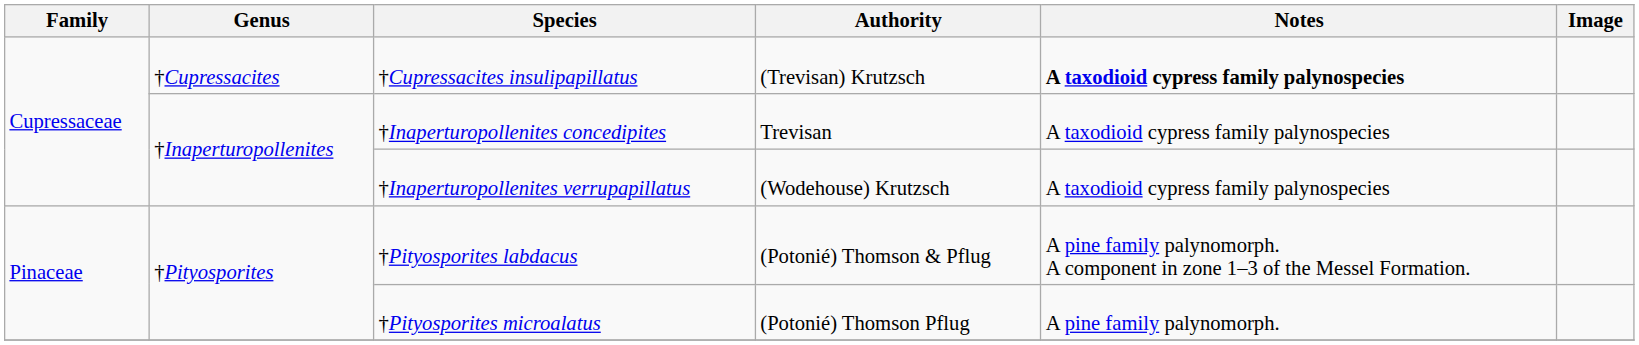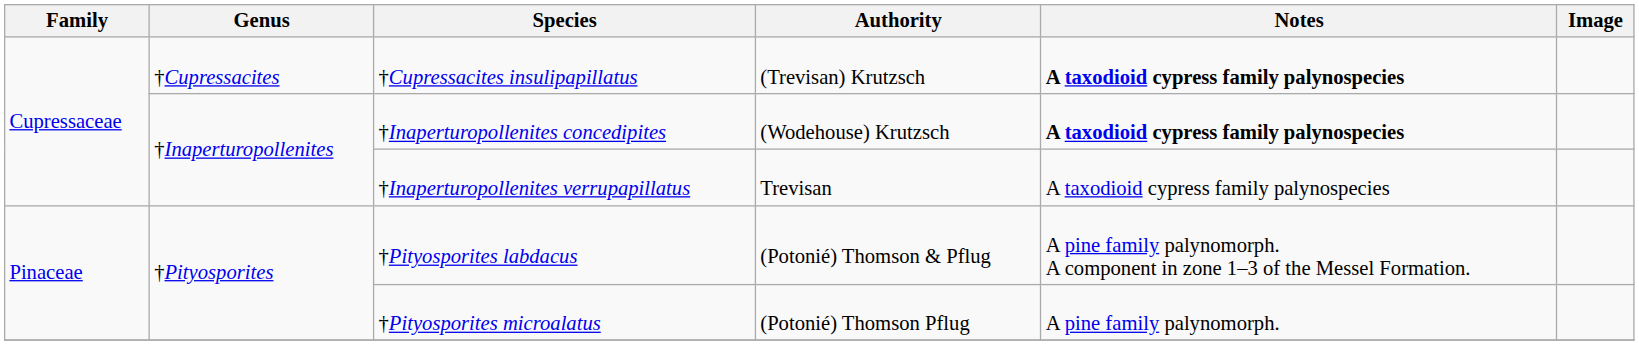(796, 132) Trevisan -> (855, 132) (Wodehouse) Krutzsch
(1218, 132) normal -> (1225, 132) bold
(855, 188) (Wodehouse) Krutzsch -> (796, 188) Trevisan
